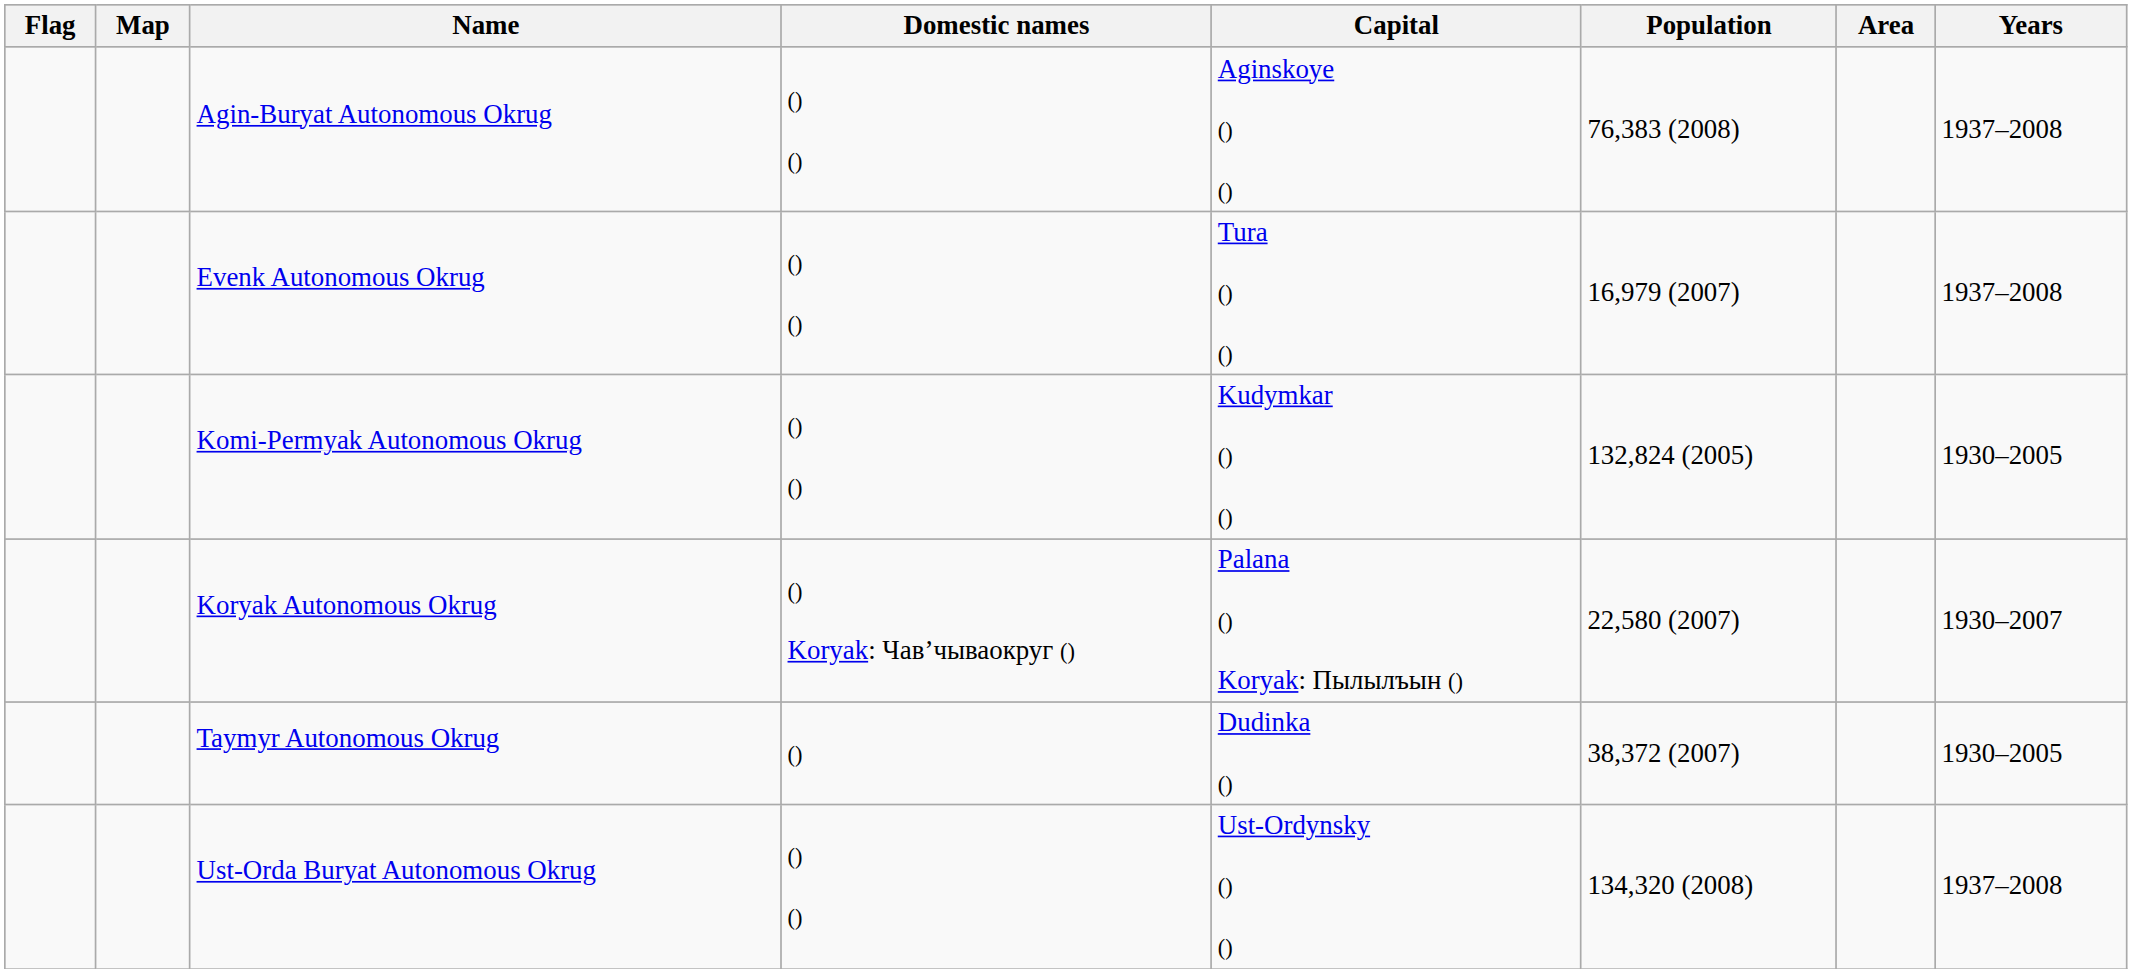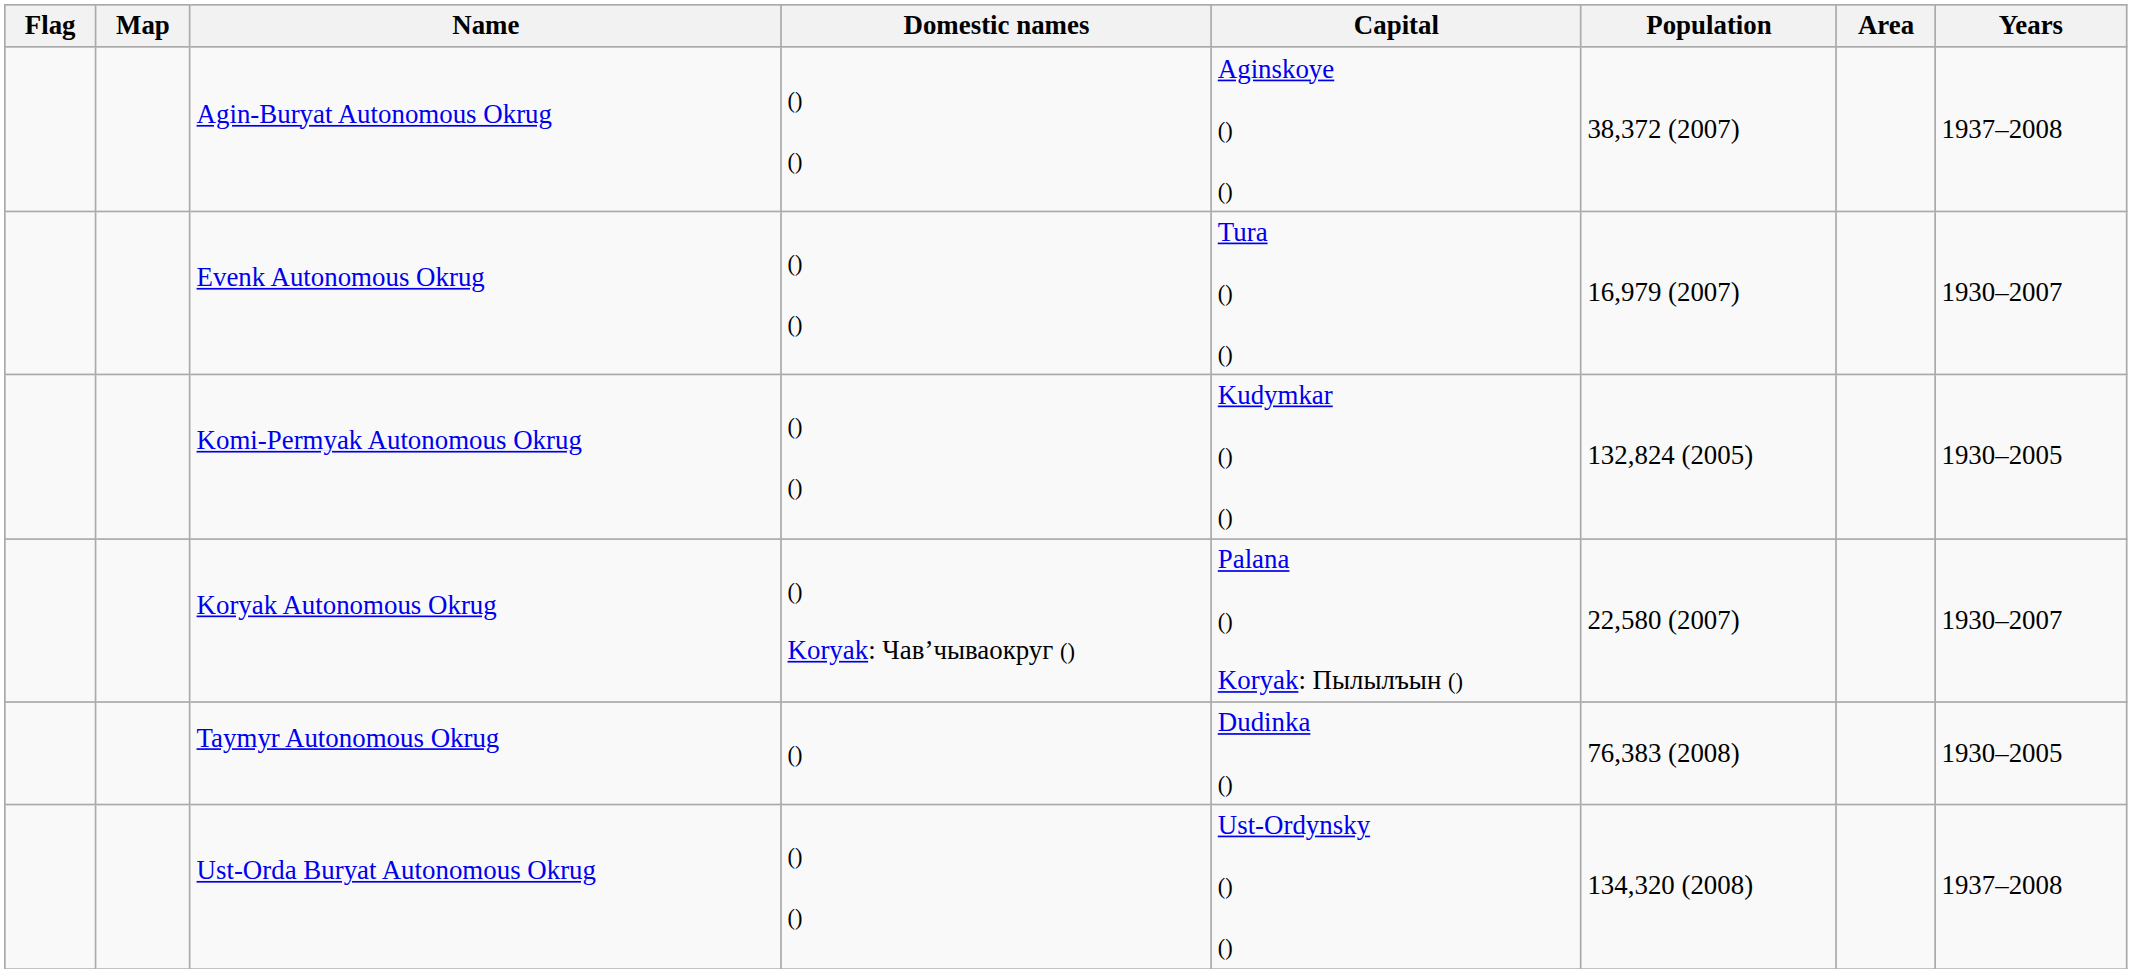(1664, 128) 76,383 (2008) -> (1664, 128) 38,372 (2007)
(2002, 292) 1937–2008 -> (2002, 292) 1930–2007
(1664, 753) 38,372 (2007) -> (1664, 753) 76,383 (2008)
